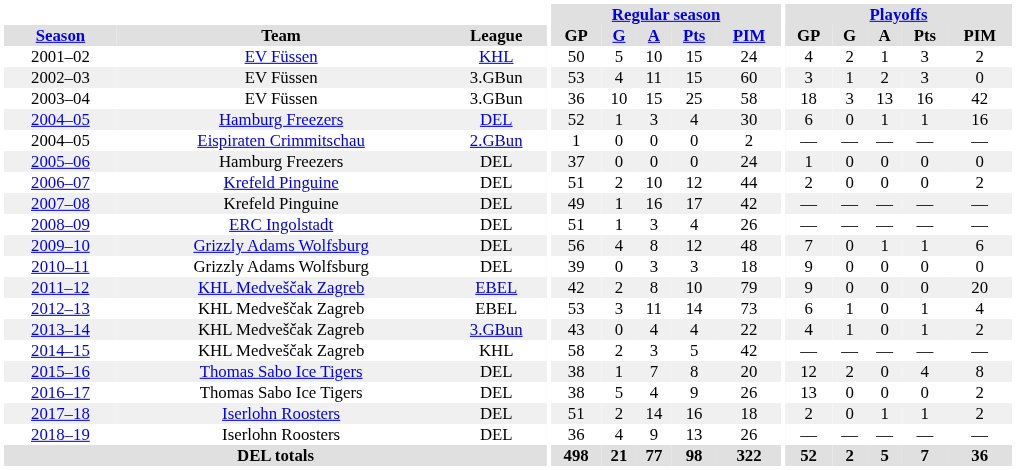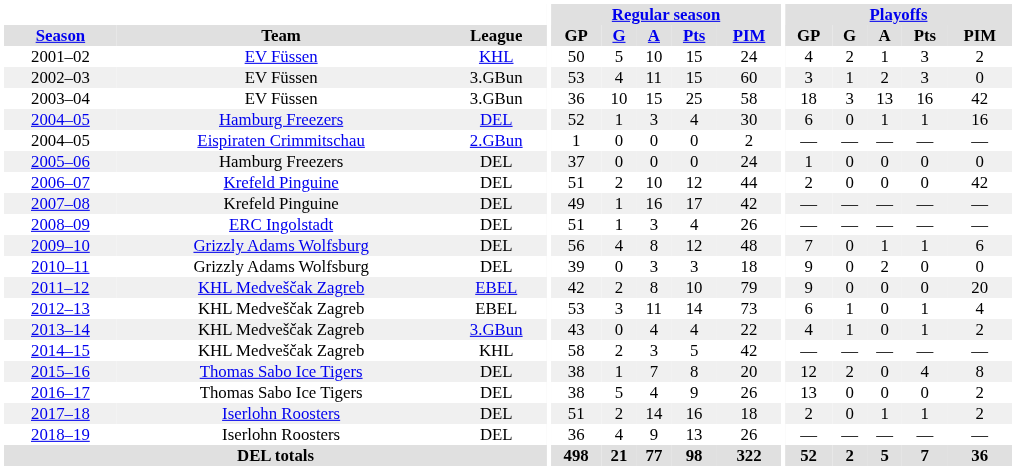(980, 182) 2 -> (980, 182) 42
(885, 266) 0 -> (885, 266) 2
